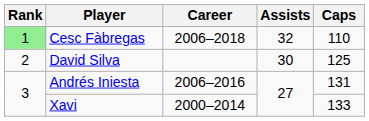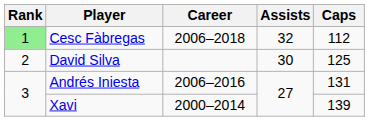(339, 37) 110 -> (339, 37) 112
(339, 104) 133 -> (339, 104) 139
